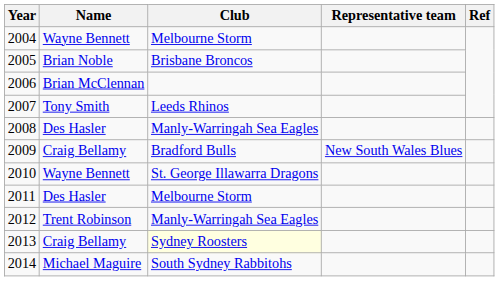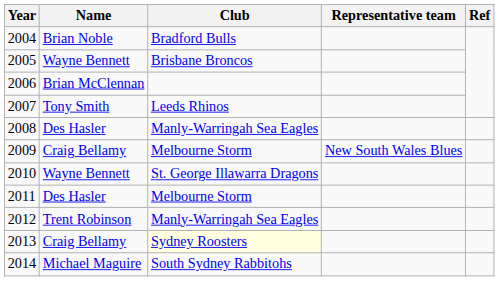(86, 38) Wayne Bennett -> (78, 38) Brian Noble
(201, 38) Melbourne Storm -> (193, 38) Bradford Bulls
(78, 60) Brian Noble -> (86, 60) Wayne Bennett
(193, 151) Bradford Bulls -> (201, 151) Melbourne Storm
